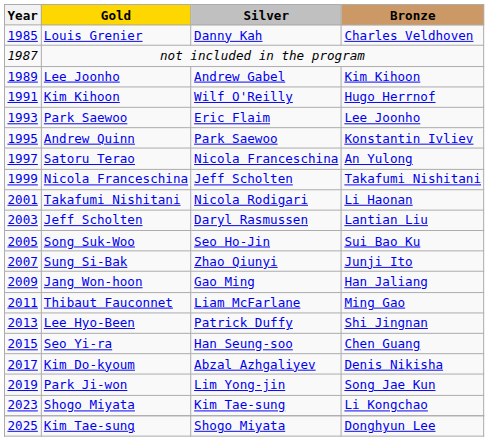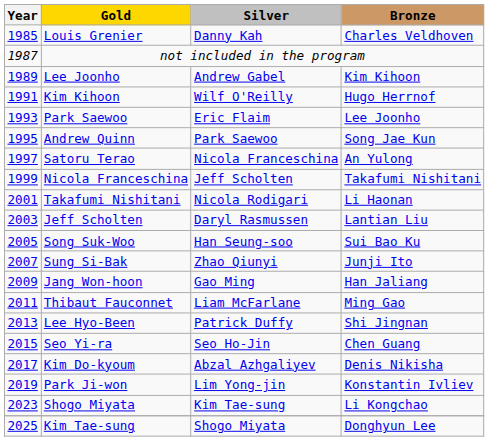(409, 138) Konstantin Ivliev -> (390, 138) Song Jae Kun
(232, 241) Seo Ho-Jin -> (243, 241) Han Seung-soo
(243, 344) Han Seung-soo -> (232, 344) Seo Ho-Jin
(390, 385) Song Jae Kun -> (409, 385) Konstantin Ivliev
